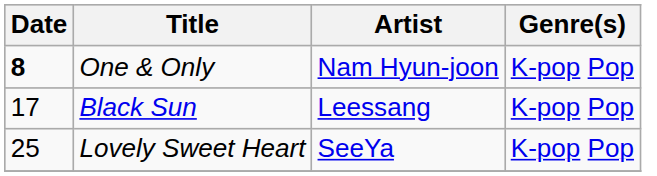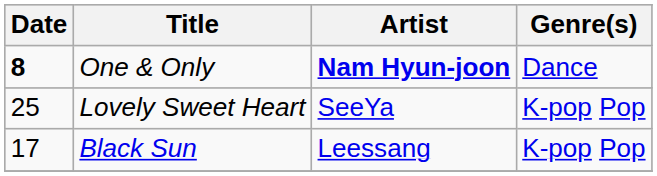(408, 66) normal -> (414, 66) bold
(572, 66) K-pop Pop -> (560, 66) Dance
rows swapped: (138, 107) <-> (192, 149)
